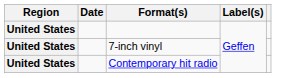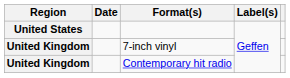(41, 47) United States -> (48, 47) United Kingdom
(41, 64) United States -> (48, 64) United Kingdom
